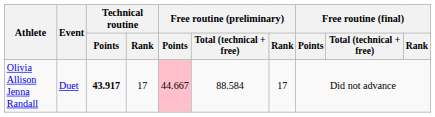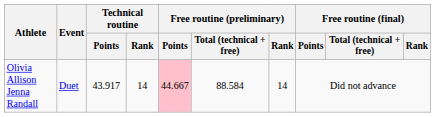(106, 86) bold -> (106, 86) normal
(142, 86) 17 -> (142, 86) 14
(282, 86) 17 -> (282, 86) 14
